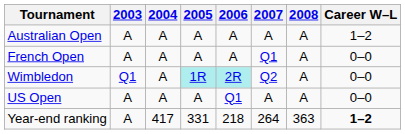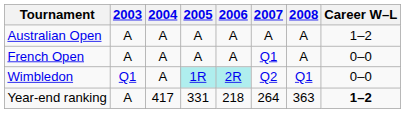(304, 77) A -> (304, 77) Q1
- row: (34, 98)
